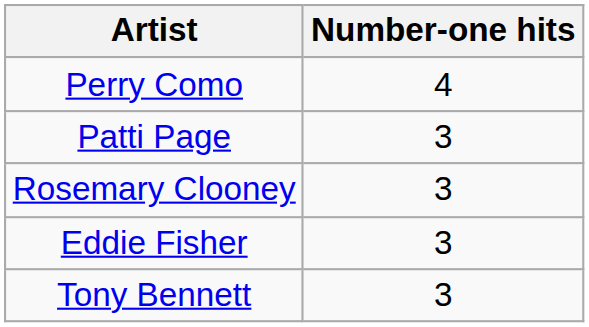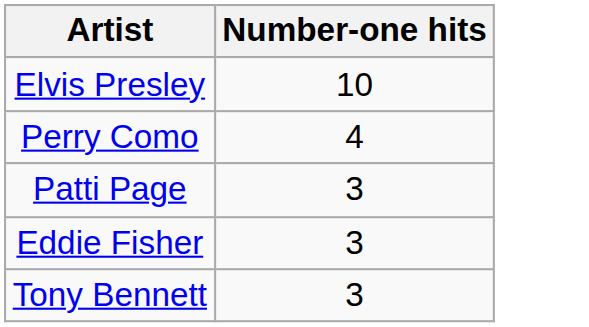+ row: (110, 83)
- row: (154, 189)
